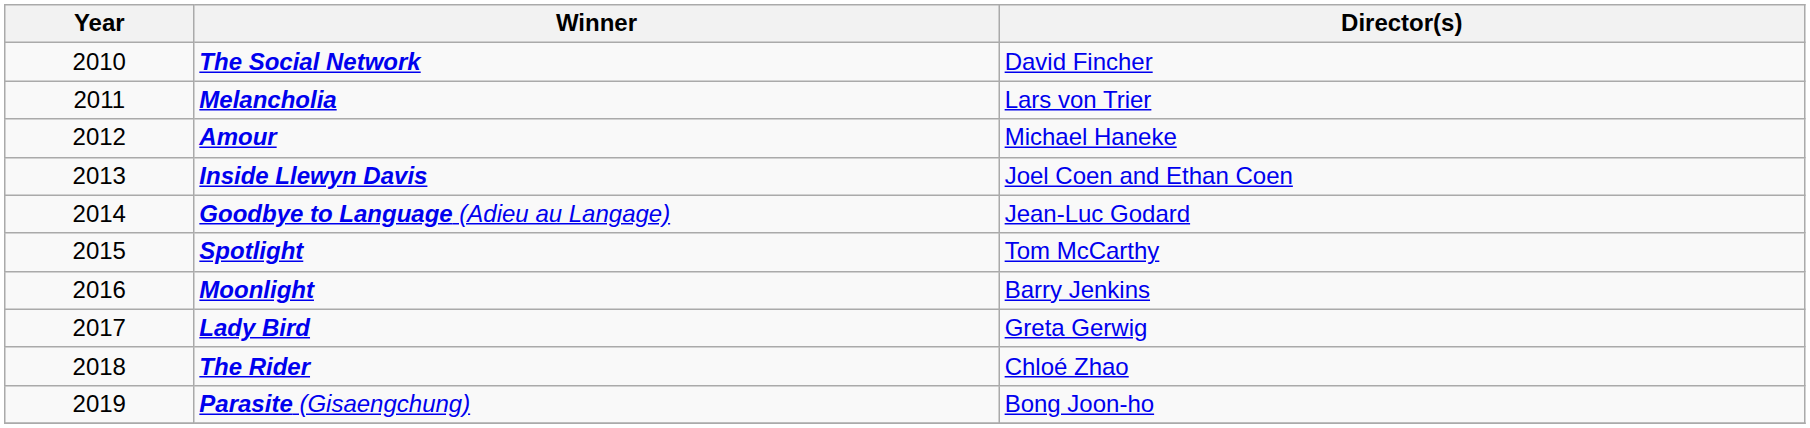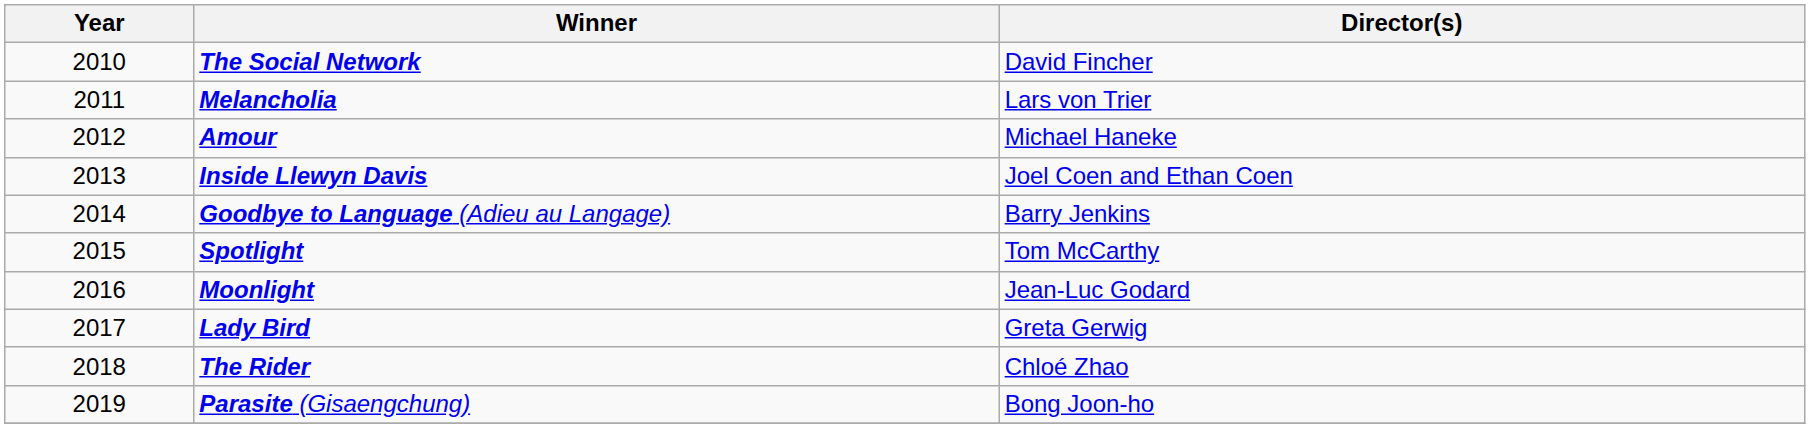(1097, 213) Jean-Luc Godard -> (1077, 213) Barry Jenkins
(1077, 289) Barry Jenkins -> (1097, 289) Jean-Luc Godard
